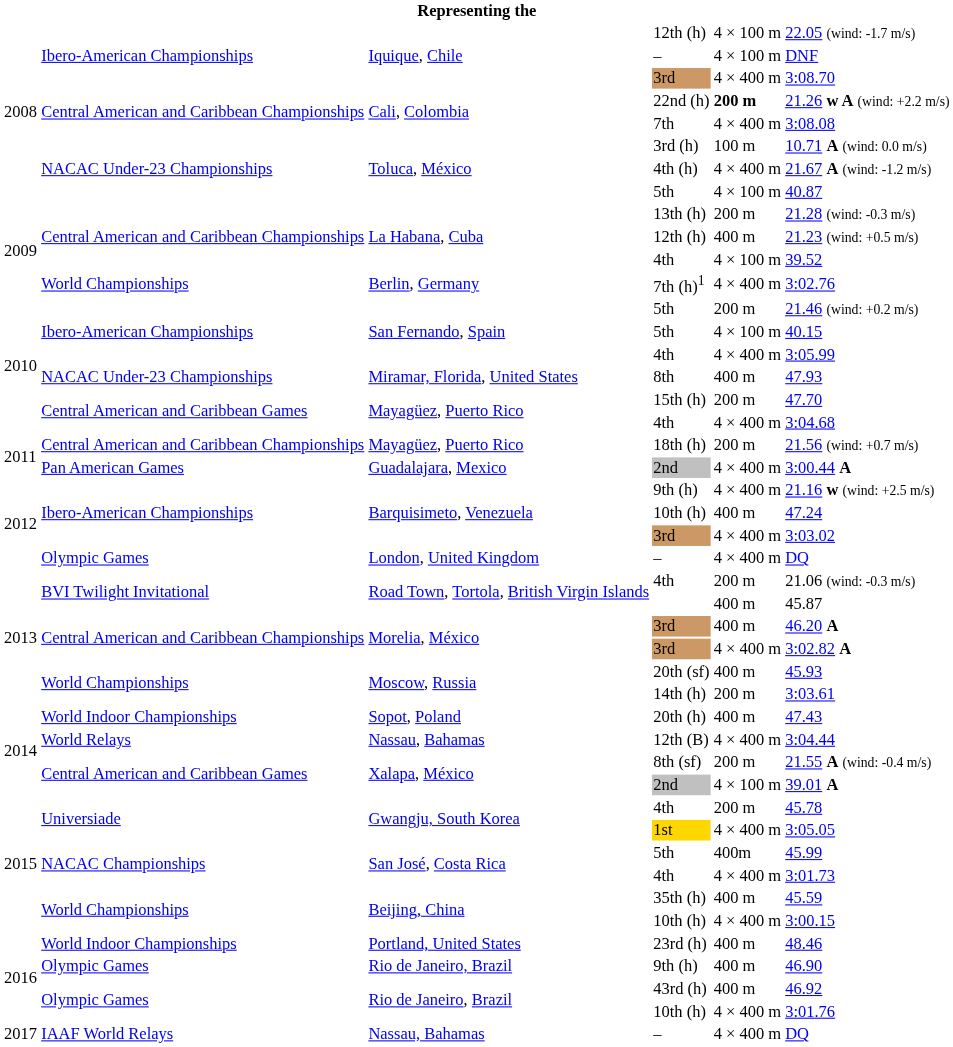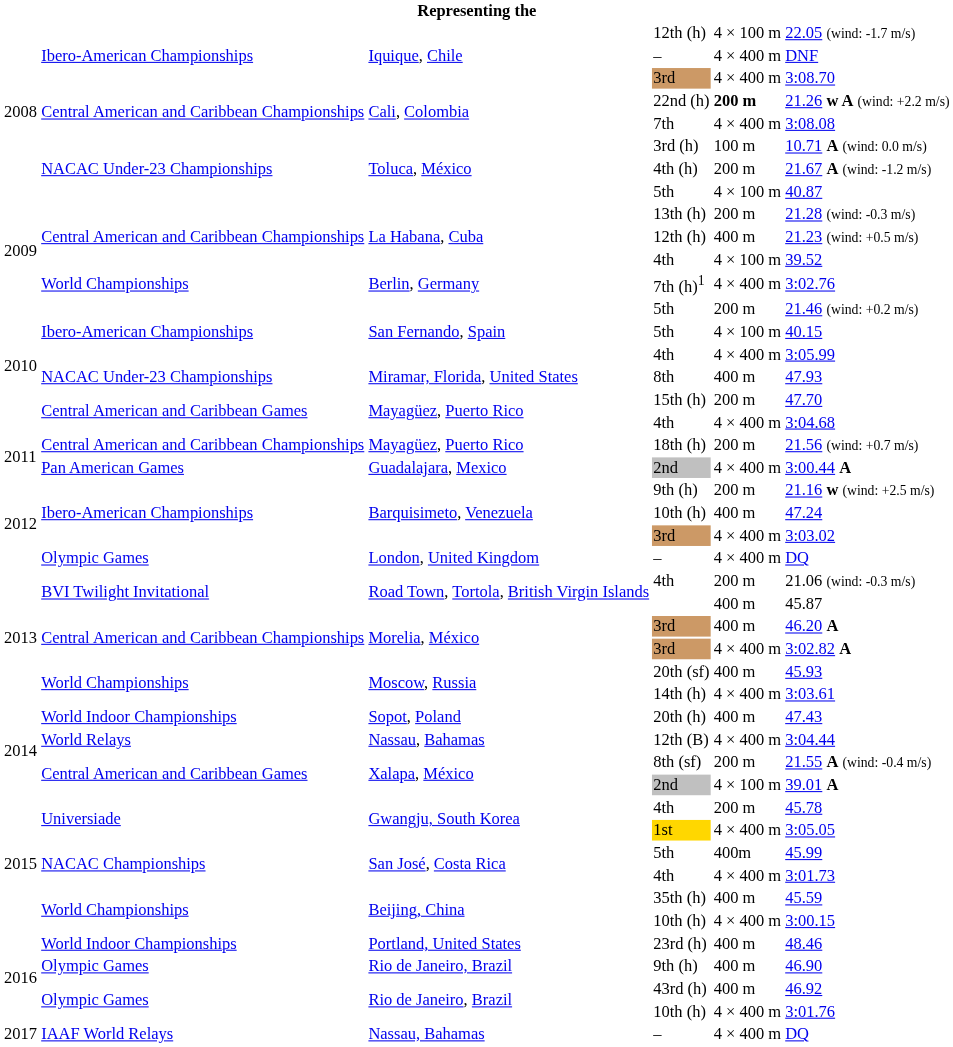(747, 55) 4 × 100 m -> (747, 55) 4 × 400 m
(747, 168) 4 × 400 m -> (734, 168) 200 m
(747, 490) 4 × 400 m -> (734, 490) 200 m
(734, 694) 200 m -> (747, 694) 4 × 400 m
